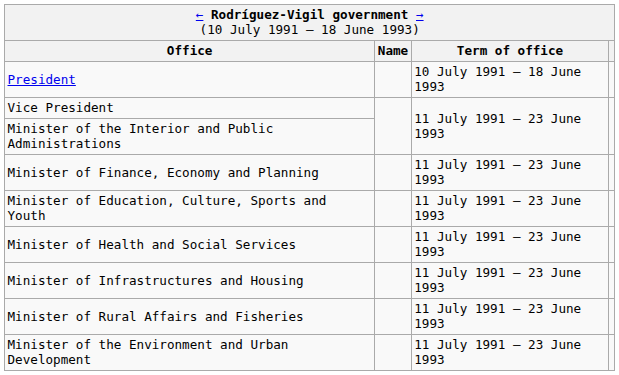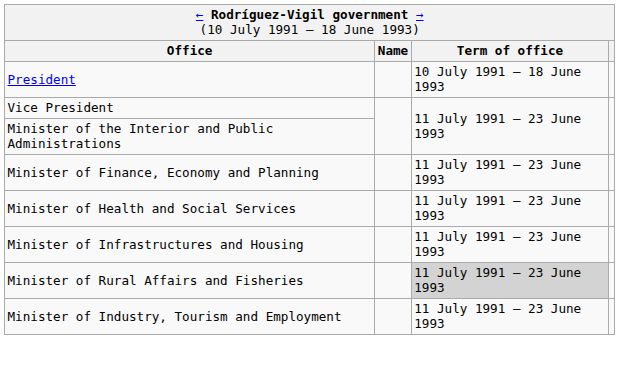- row: (167, 208)
(498, 316) no background -> (498, 280) lightgrey background
+ row: (175, 316)
- row: (148, 352)
